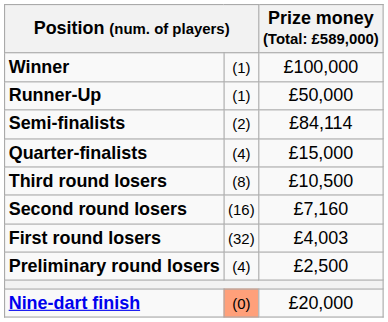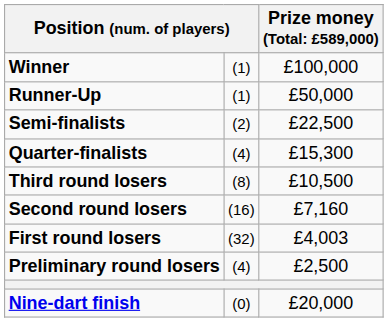(321, 124) £84,114 -> (321, 124) £22,500
(321, 152) £15,000 -> (321, 152) £15,300
(241, 304) lightsalmon background -> (241, 304) no background
